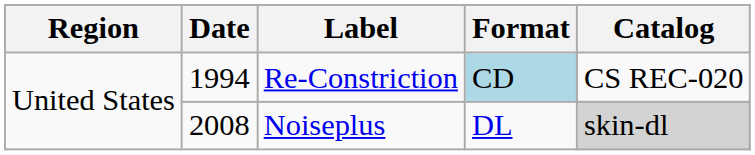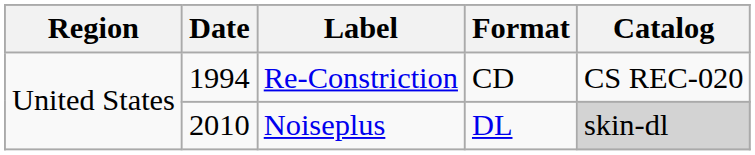(493, 76) lightblue background -> (493, 76) no background
(219, 125) 2008 -> (219, 125) 2010
